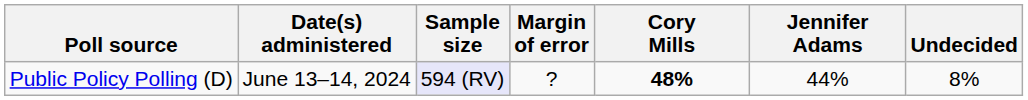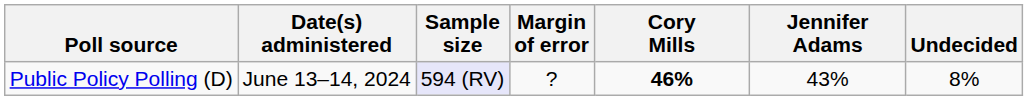(672, 78) 48% -> (672, 78) 46%
(828, 78) 44% -> (828, 78) 43%
